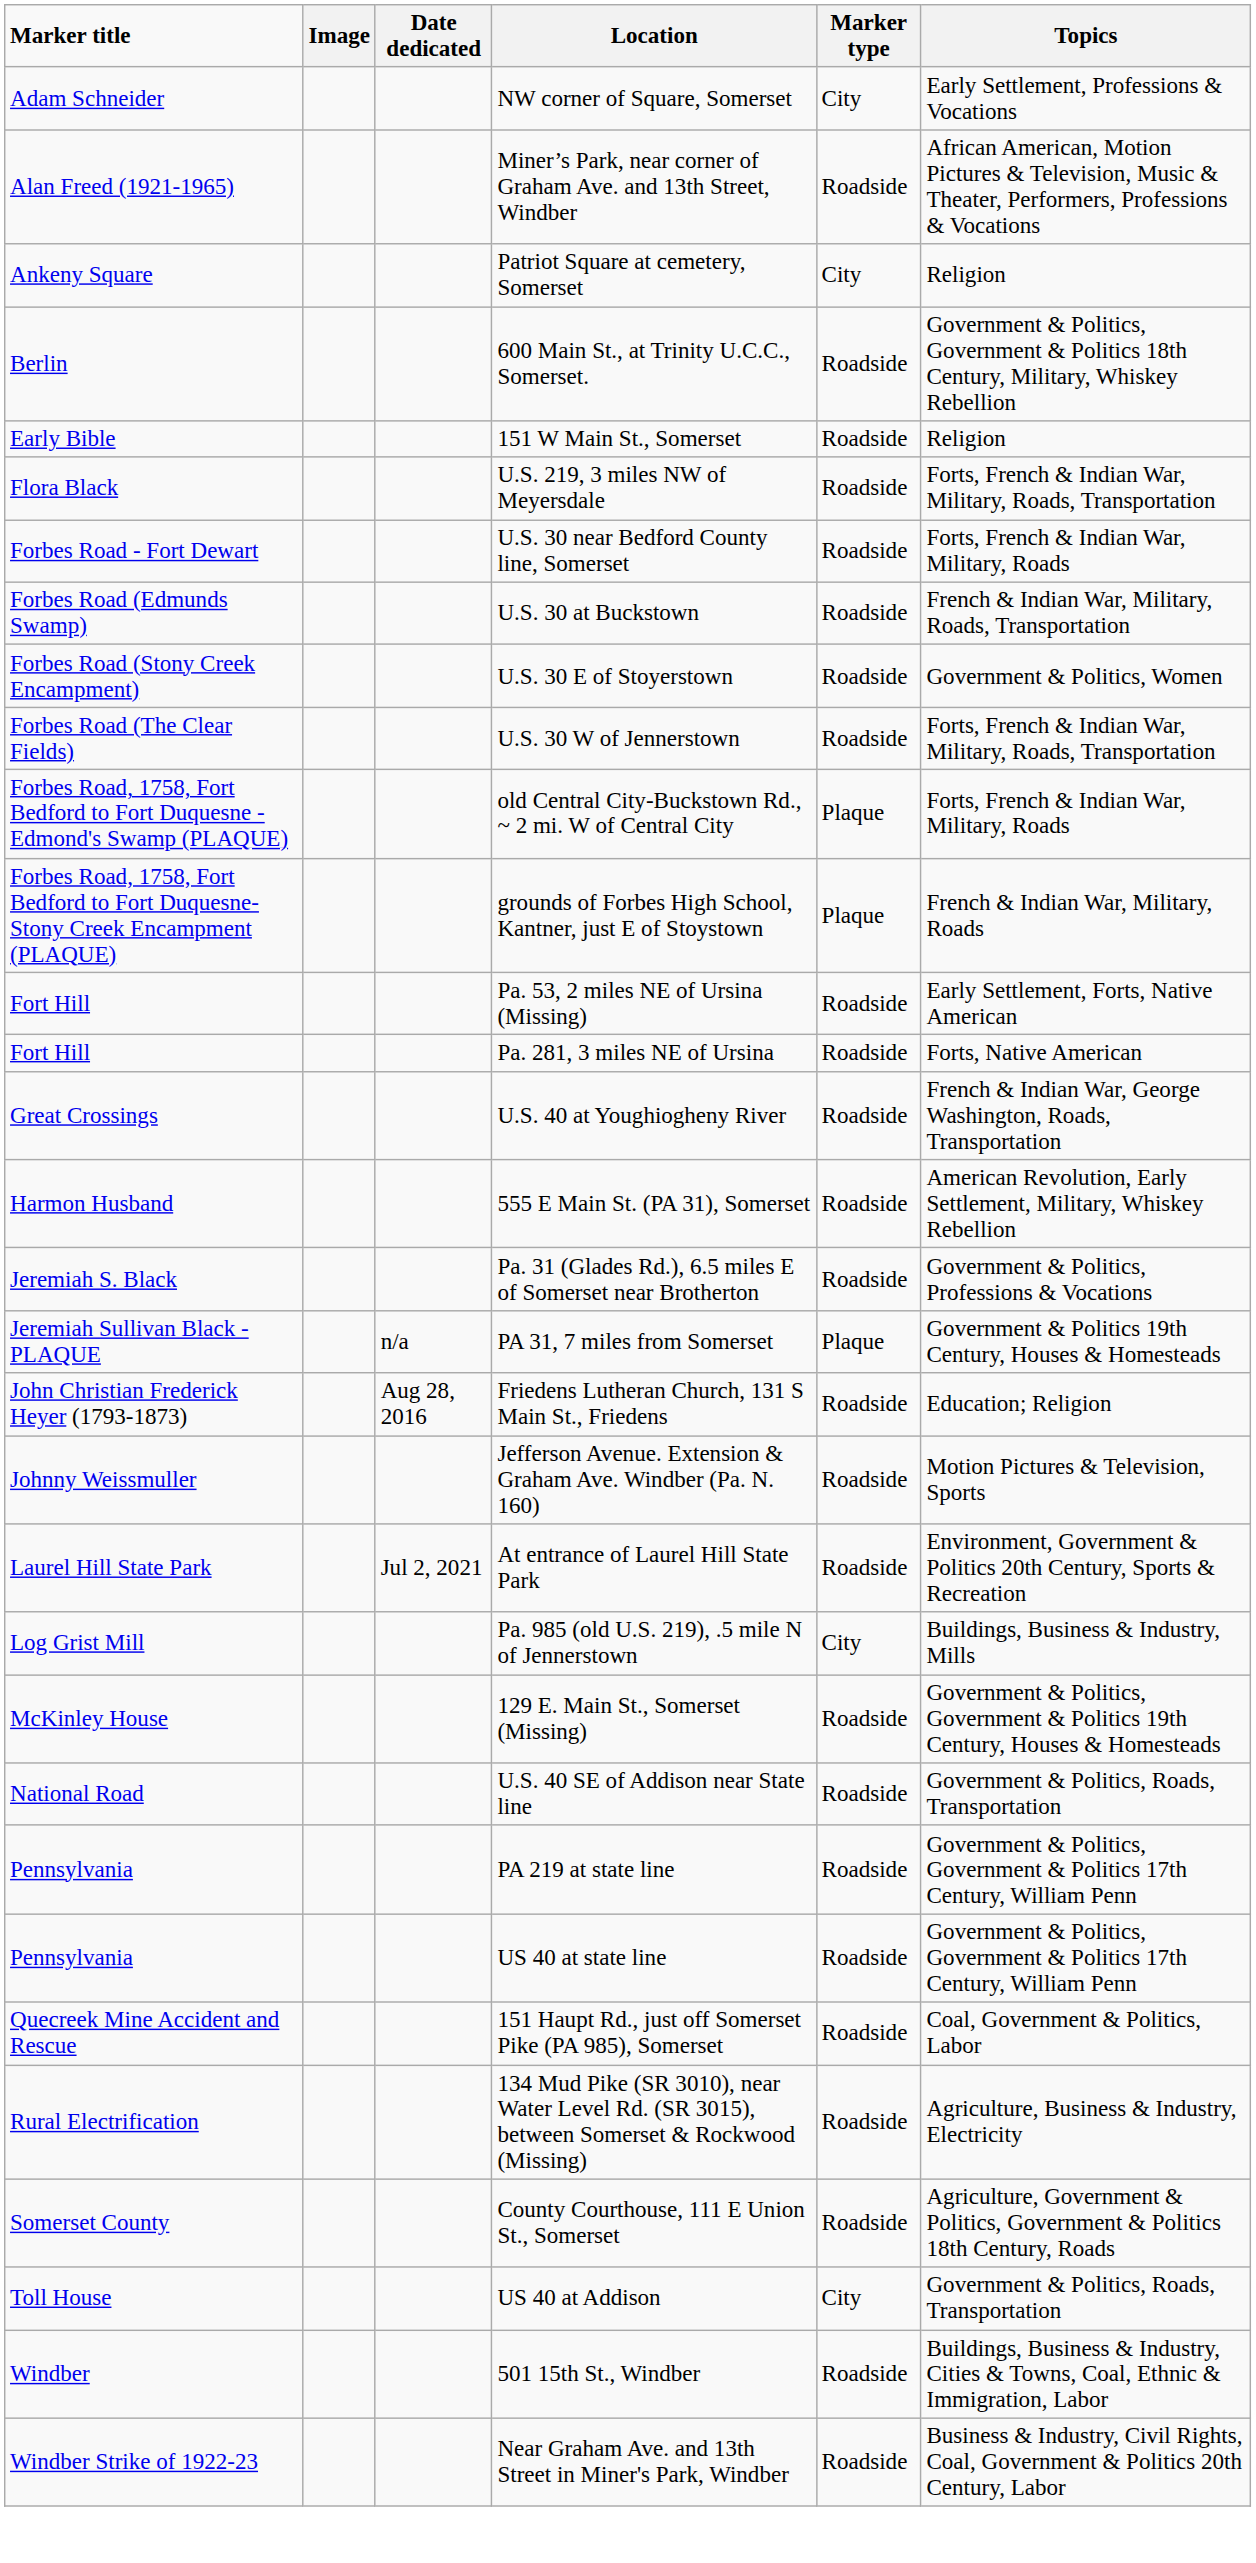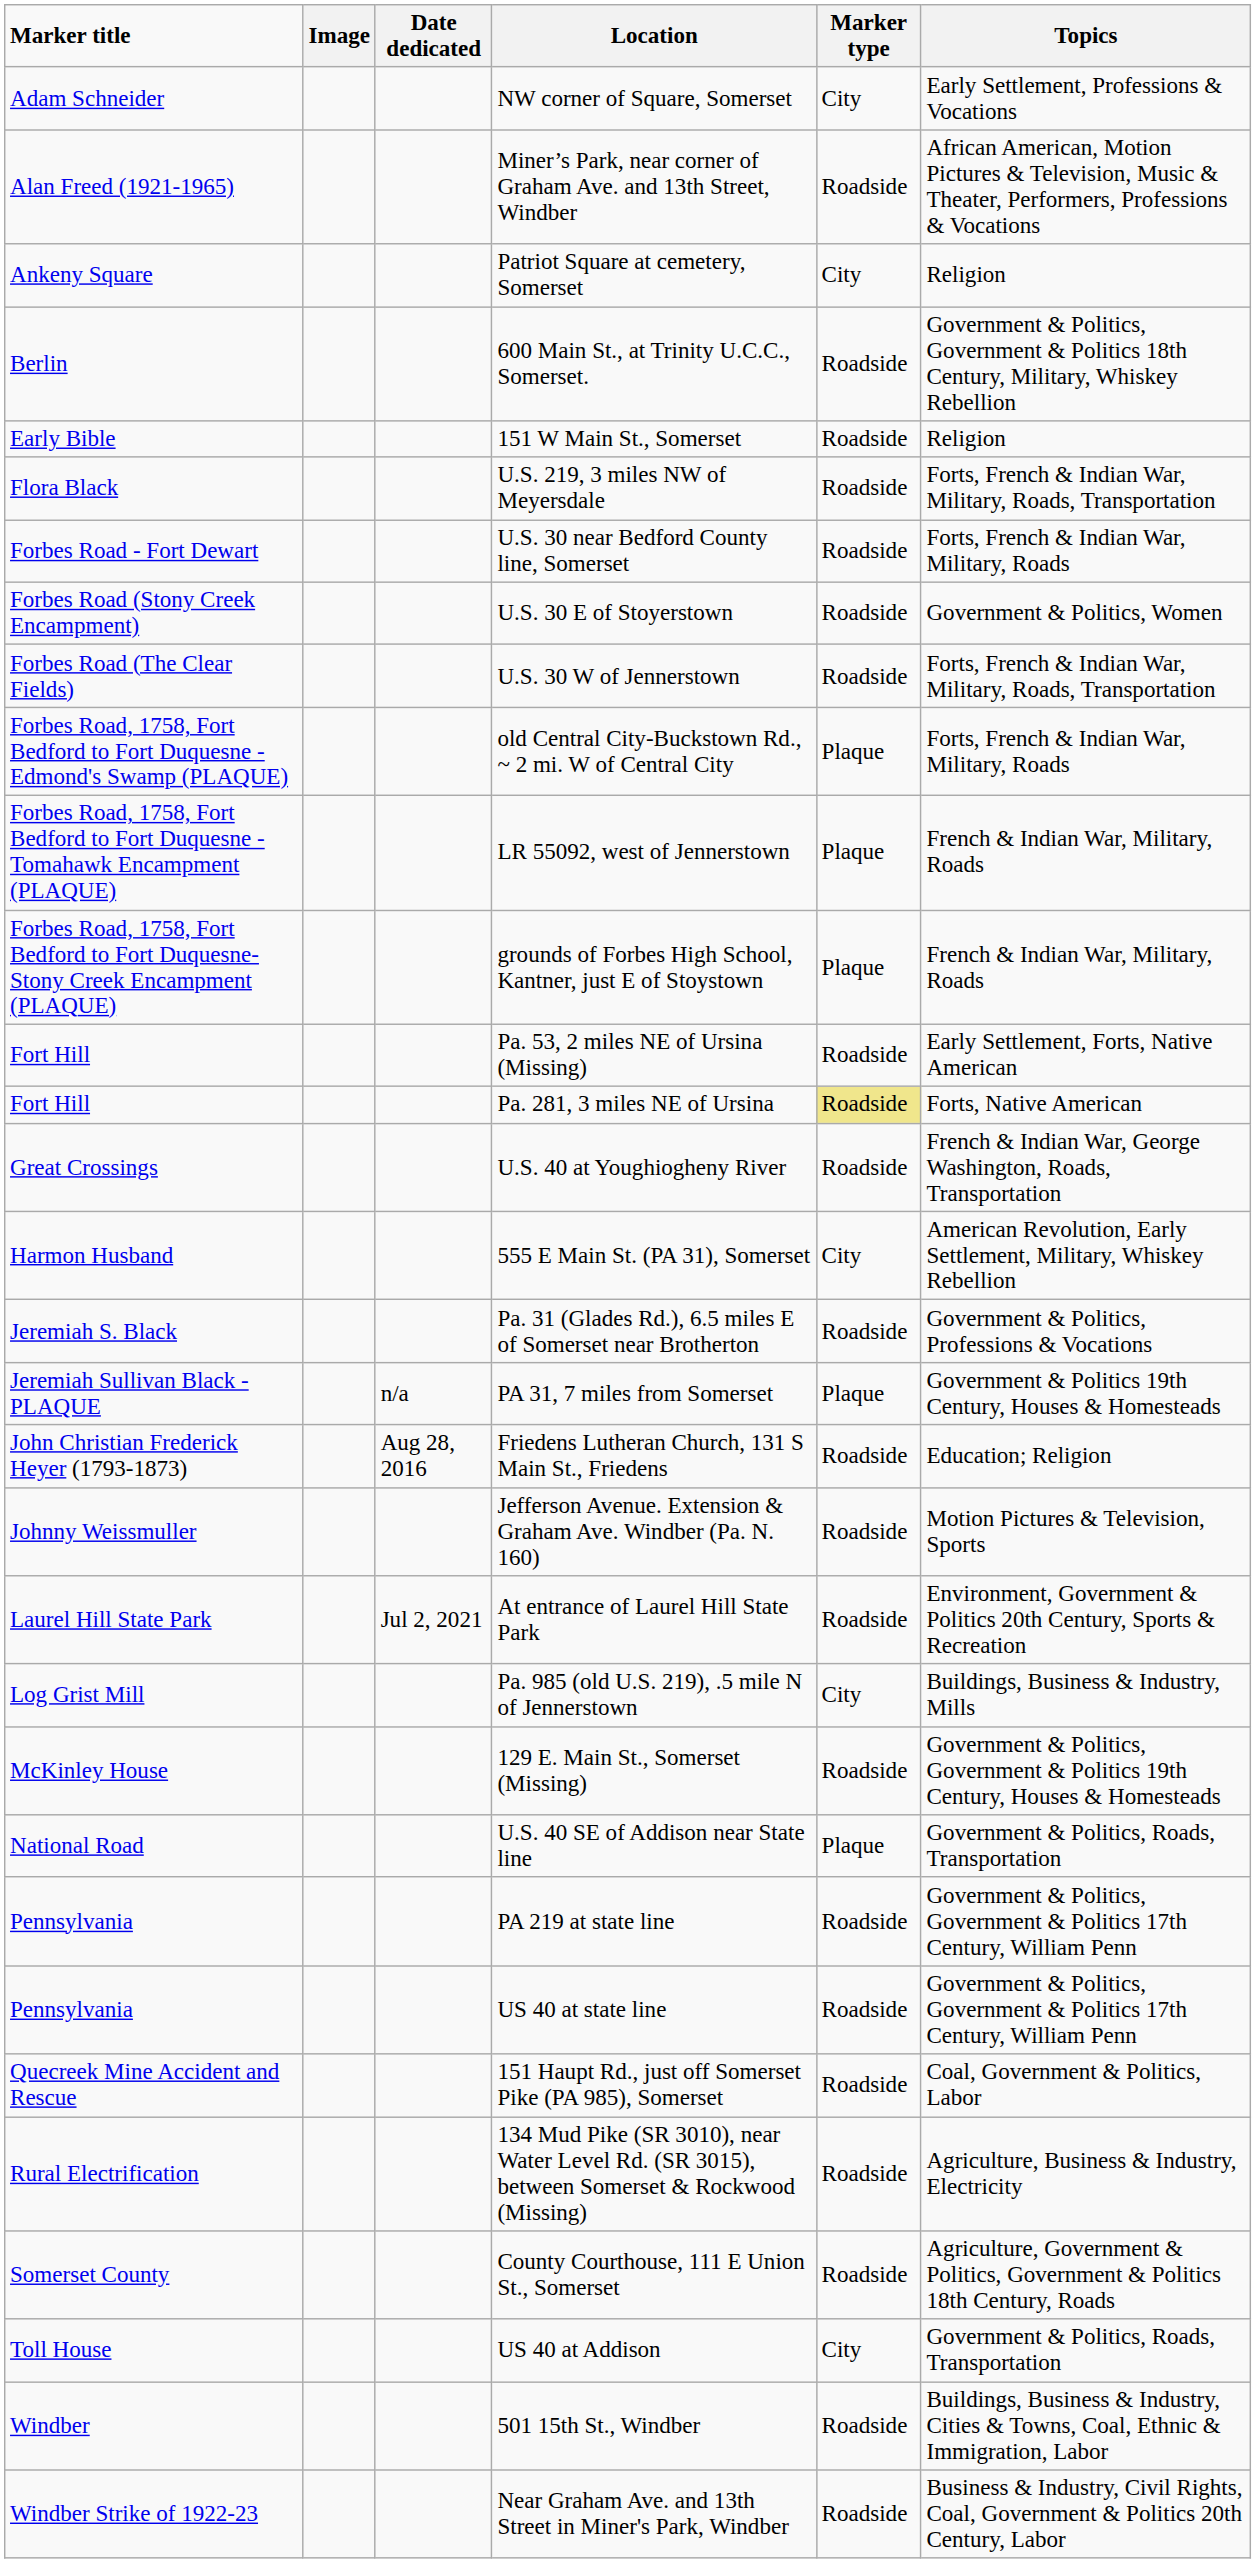- row: (598, 613)
+ row: (644, 852)
(864, 1052) no background -> (864, 1104) khaki background
(864, 1203) Roadside -> (841, 1255) City
(864, 1793) Roadside -> (853, 1845) Plaque
